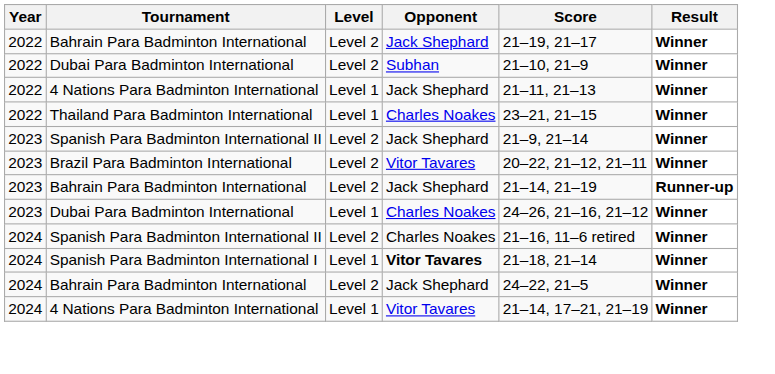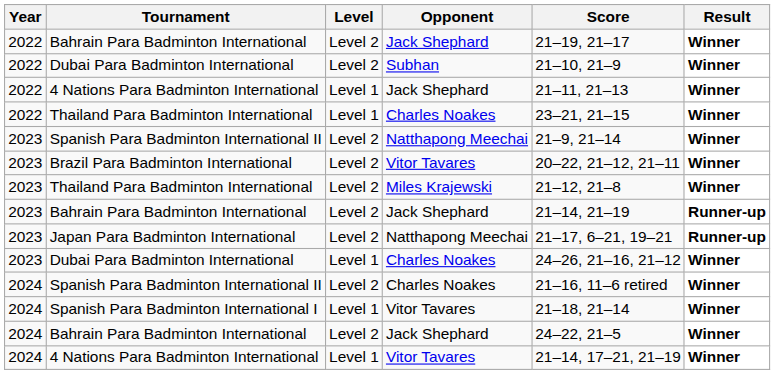(437, 139) Jack Shephard -> (457, 139) Natthapong Meechai
+ row: (25, 187)
+ row: (25, 236)
(434, 261) bold -> (431, 309) normal
